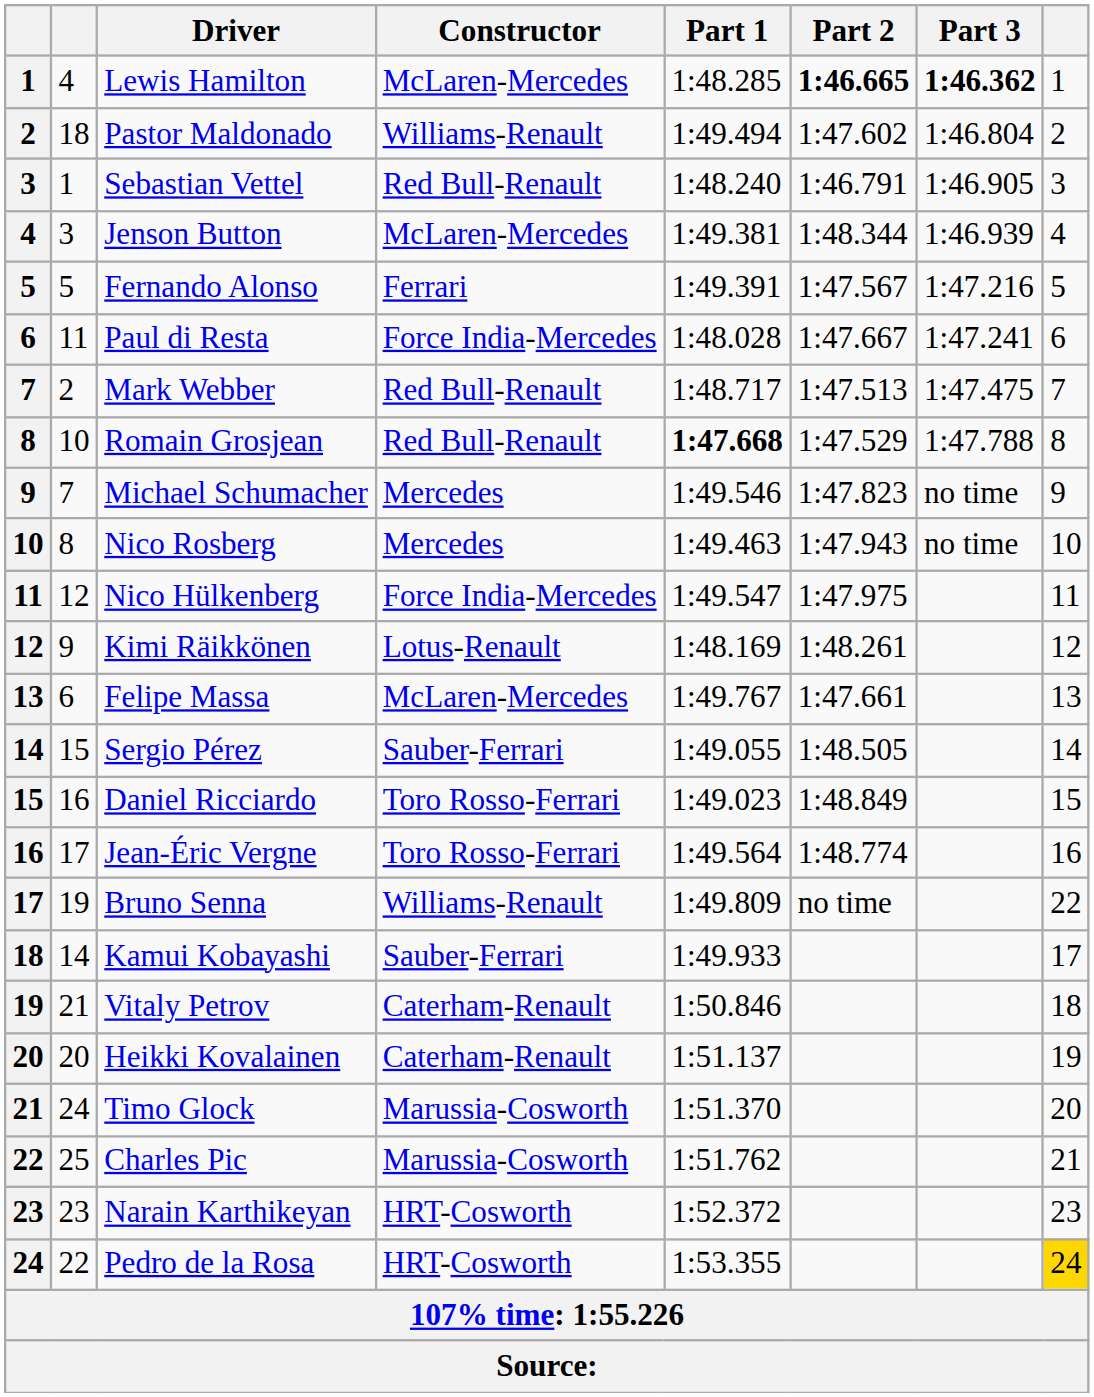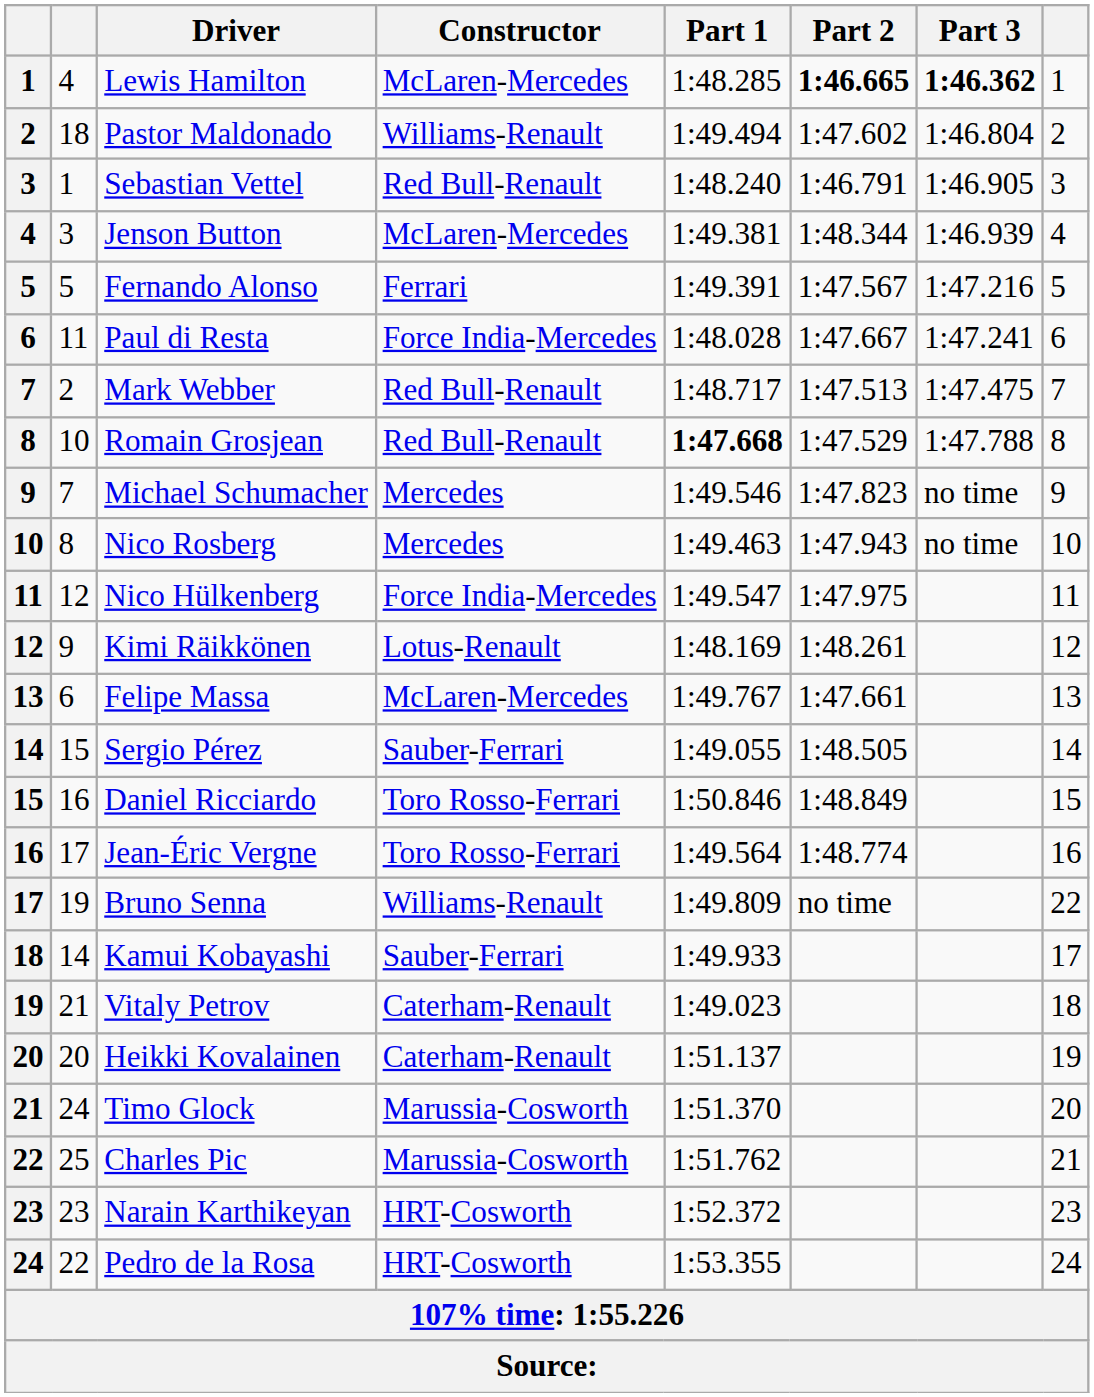(726, 800) 1:49.023 -> (726, 800) 1:50.846
(726, 1006) 1:50.846 -> (726, 1006) 1:49.023
(1066, 1262) gold background -> (1066, 1262) no background
